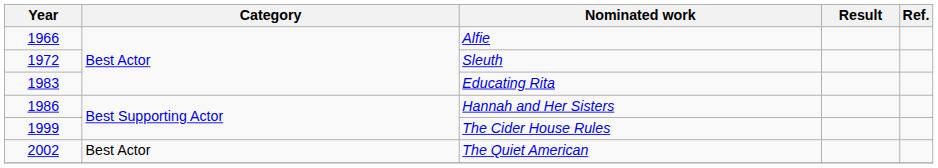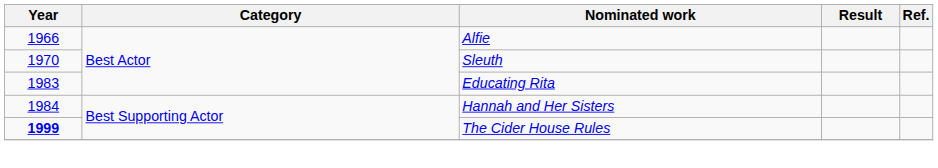(43, 60) 1972 -> (43, 60) 1970
(43, 106) 1986 -> (43, 106) 1984
(43, 128) normal -> (43, 128) bold
- row: (525, 151)
